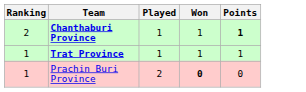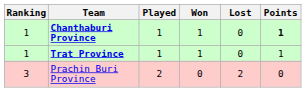+ column: (240, 12)
(26, 33) 2 -> (26, 33) 1
(26, 74) 1 -> (26, 74) 3
(200, 74) bold -> (200, 74) normal
